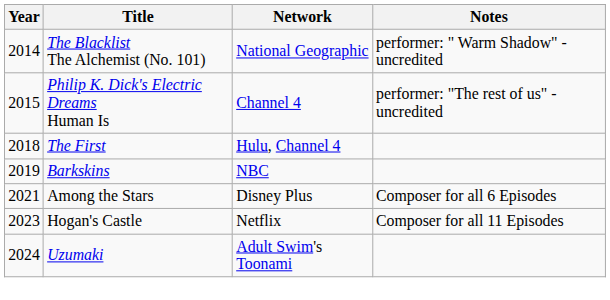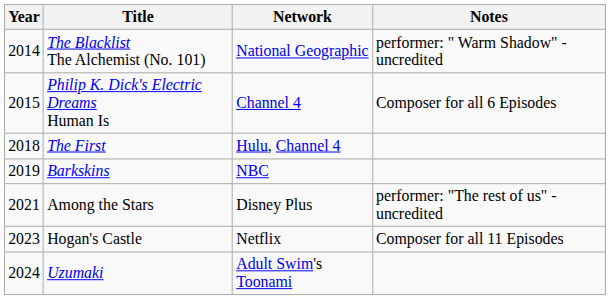(466, 102) performer: "The rest of us" - uncredited -> (466, 102) Composer for all 6 Episodes
(466, 196) Composer for all 6 Episodes -> (466, 205) performer: "The rest of us" - uncredited
